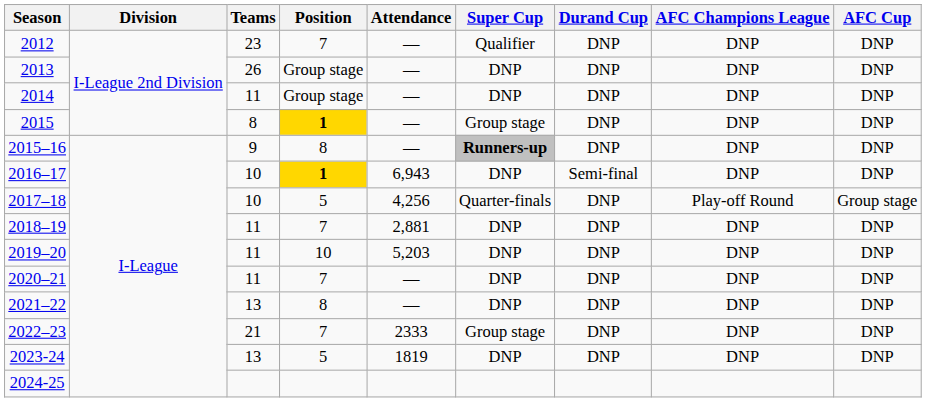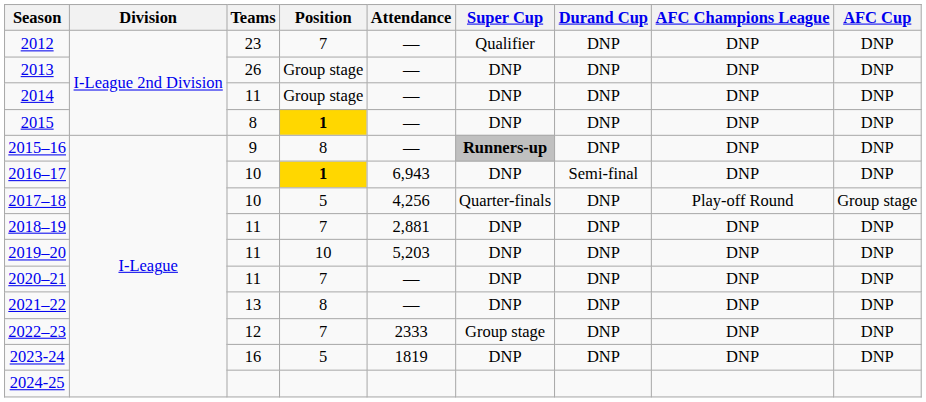(505, 122) Group stage -> (505, 122) DNP
(253, 331) 21 -> (253, 331) 12
(253, 357) 13 -> (253, 357) 16
